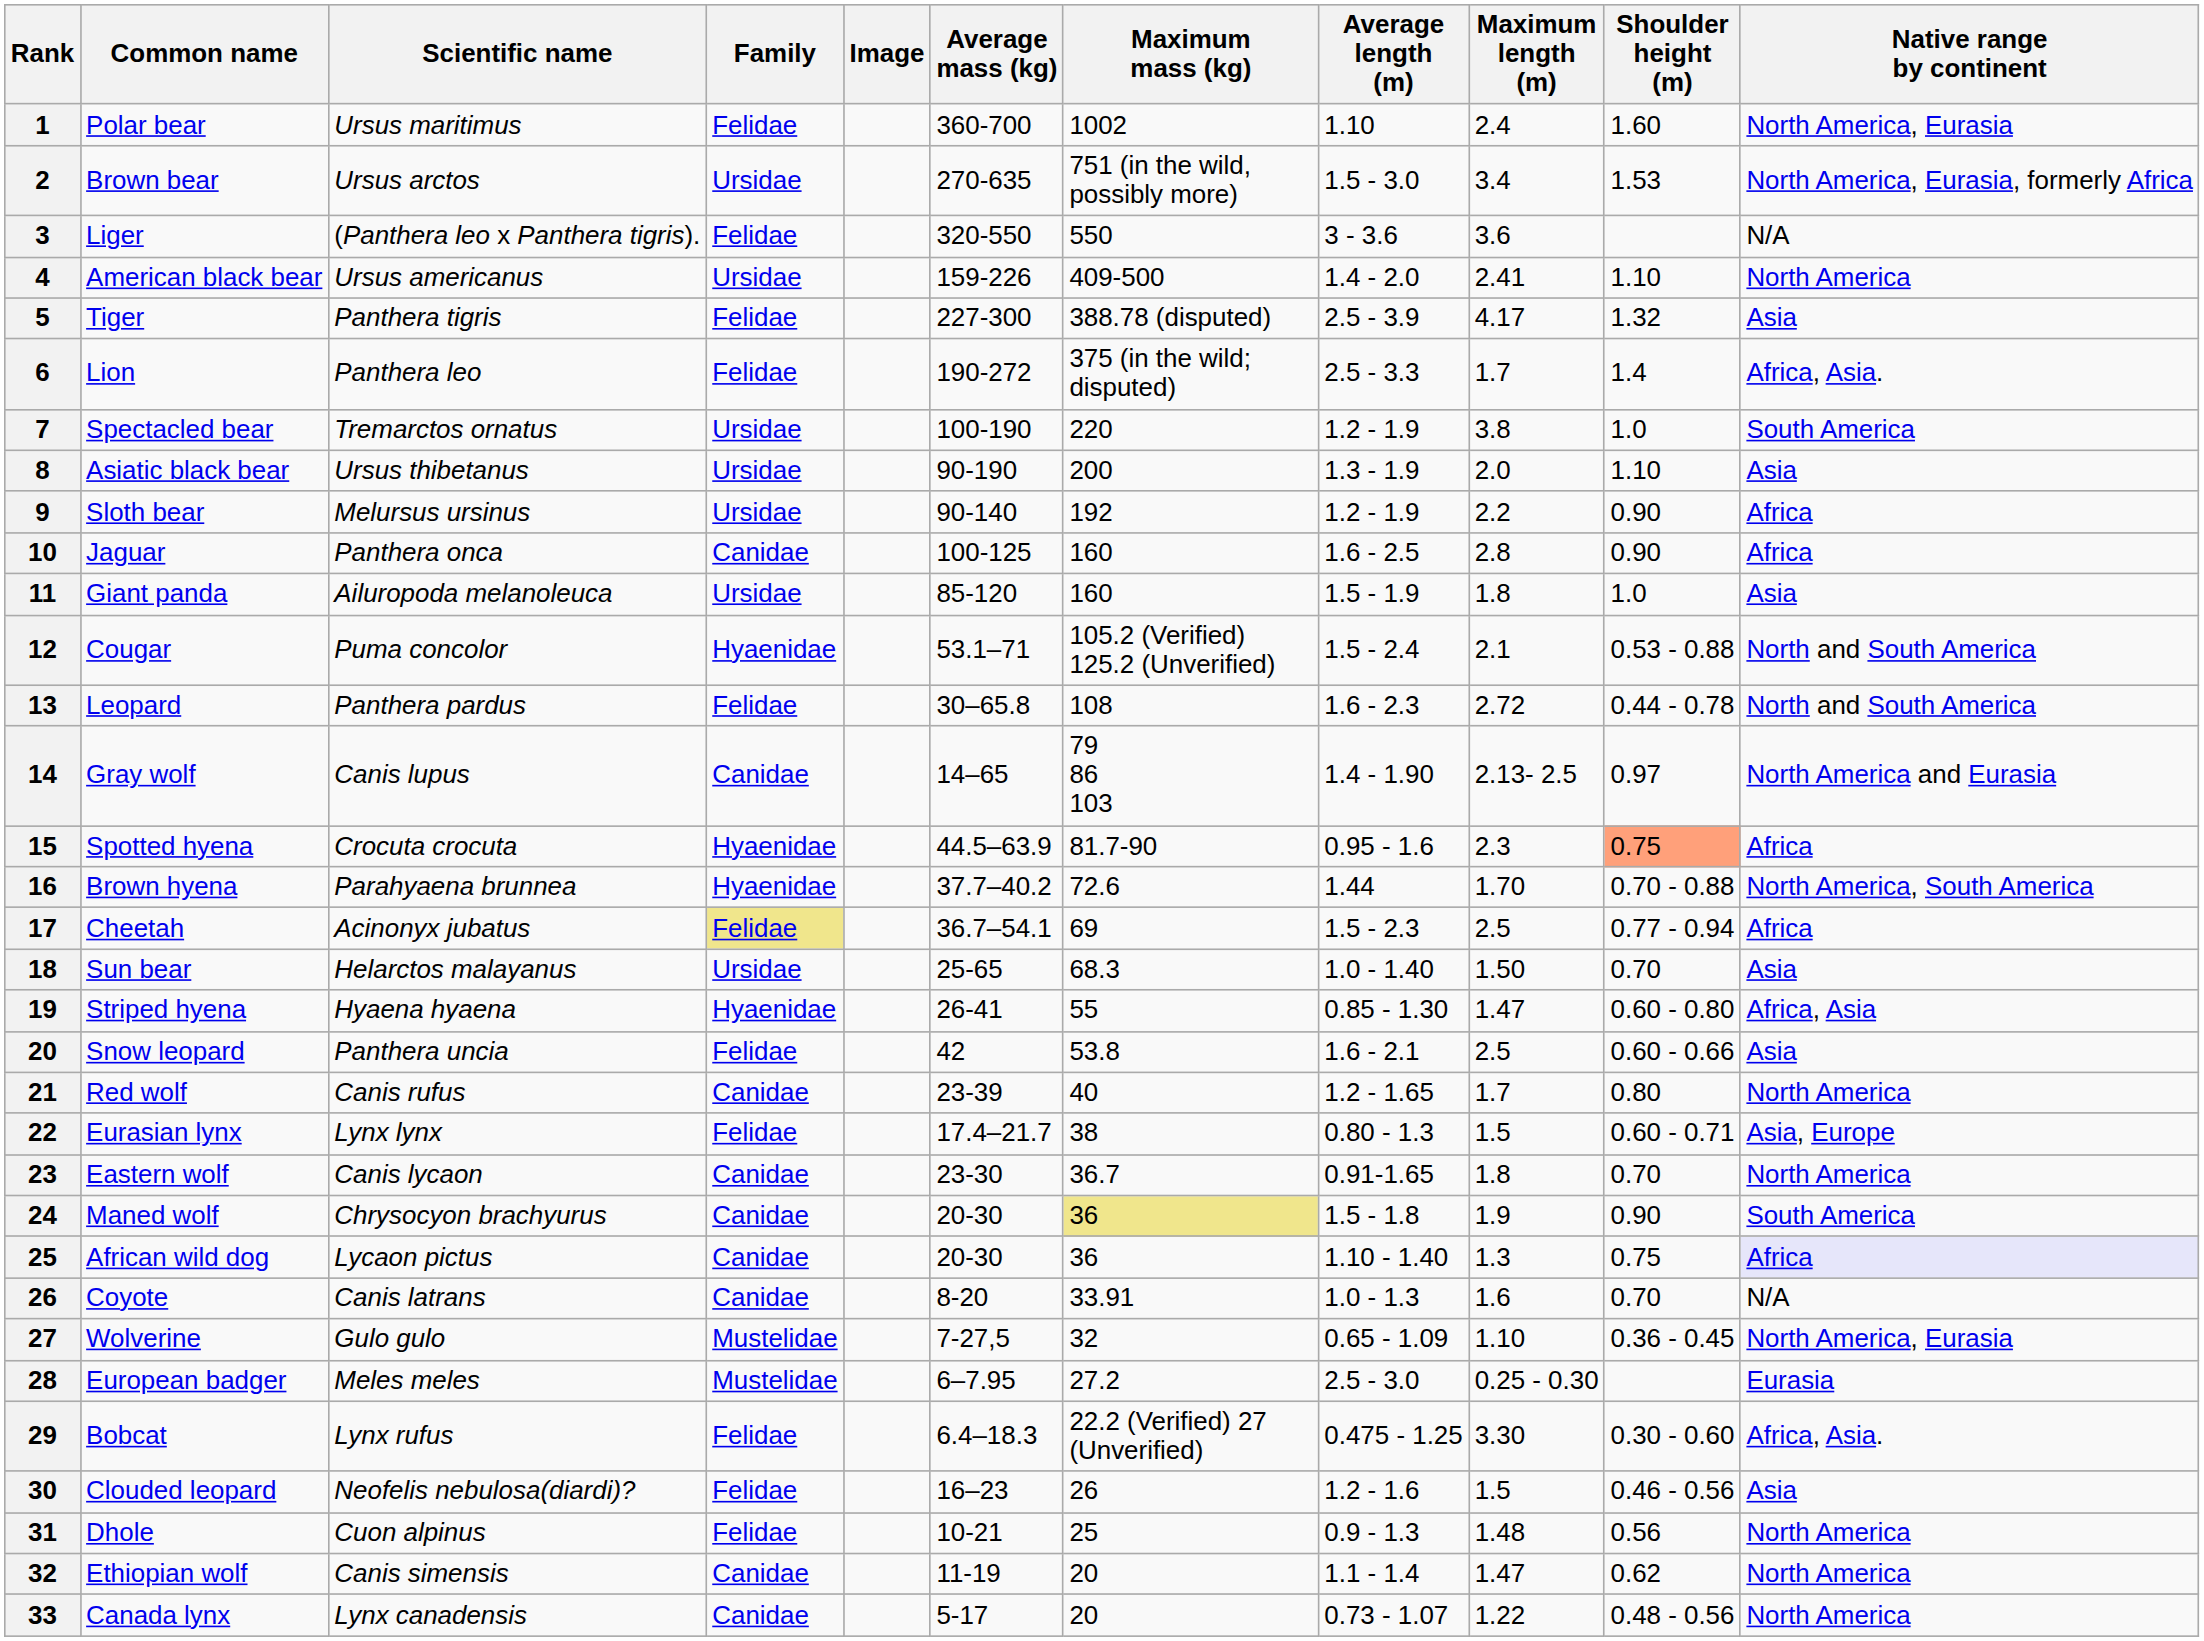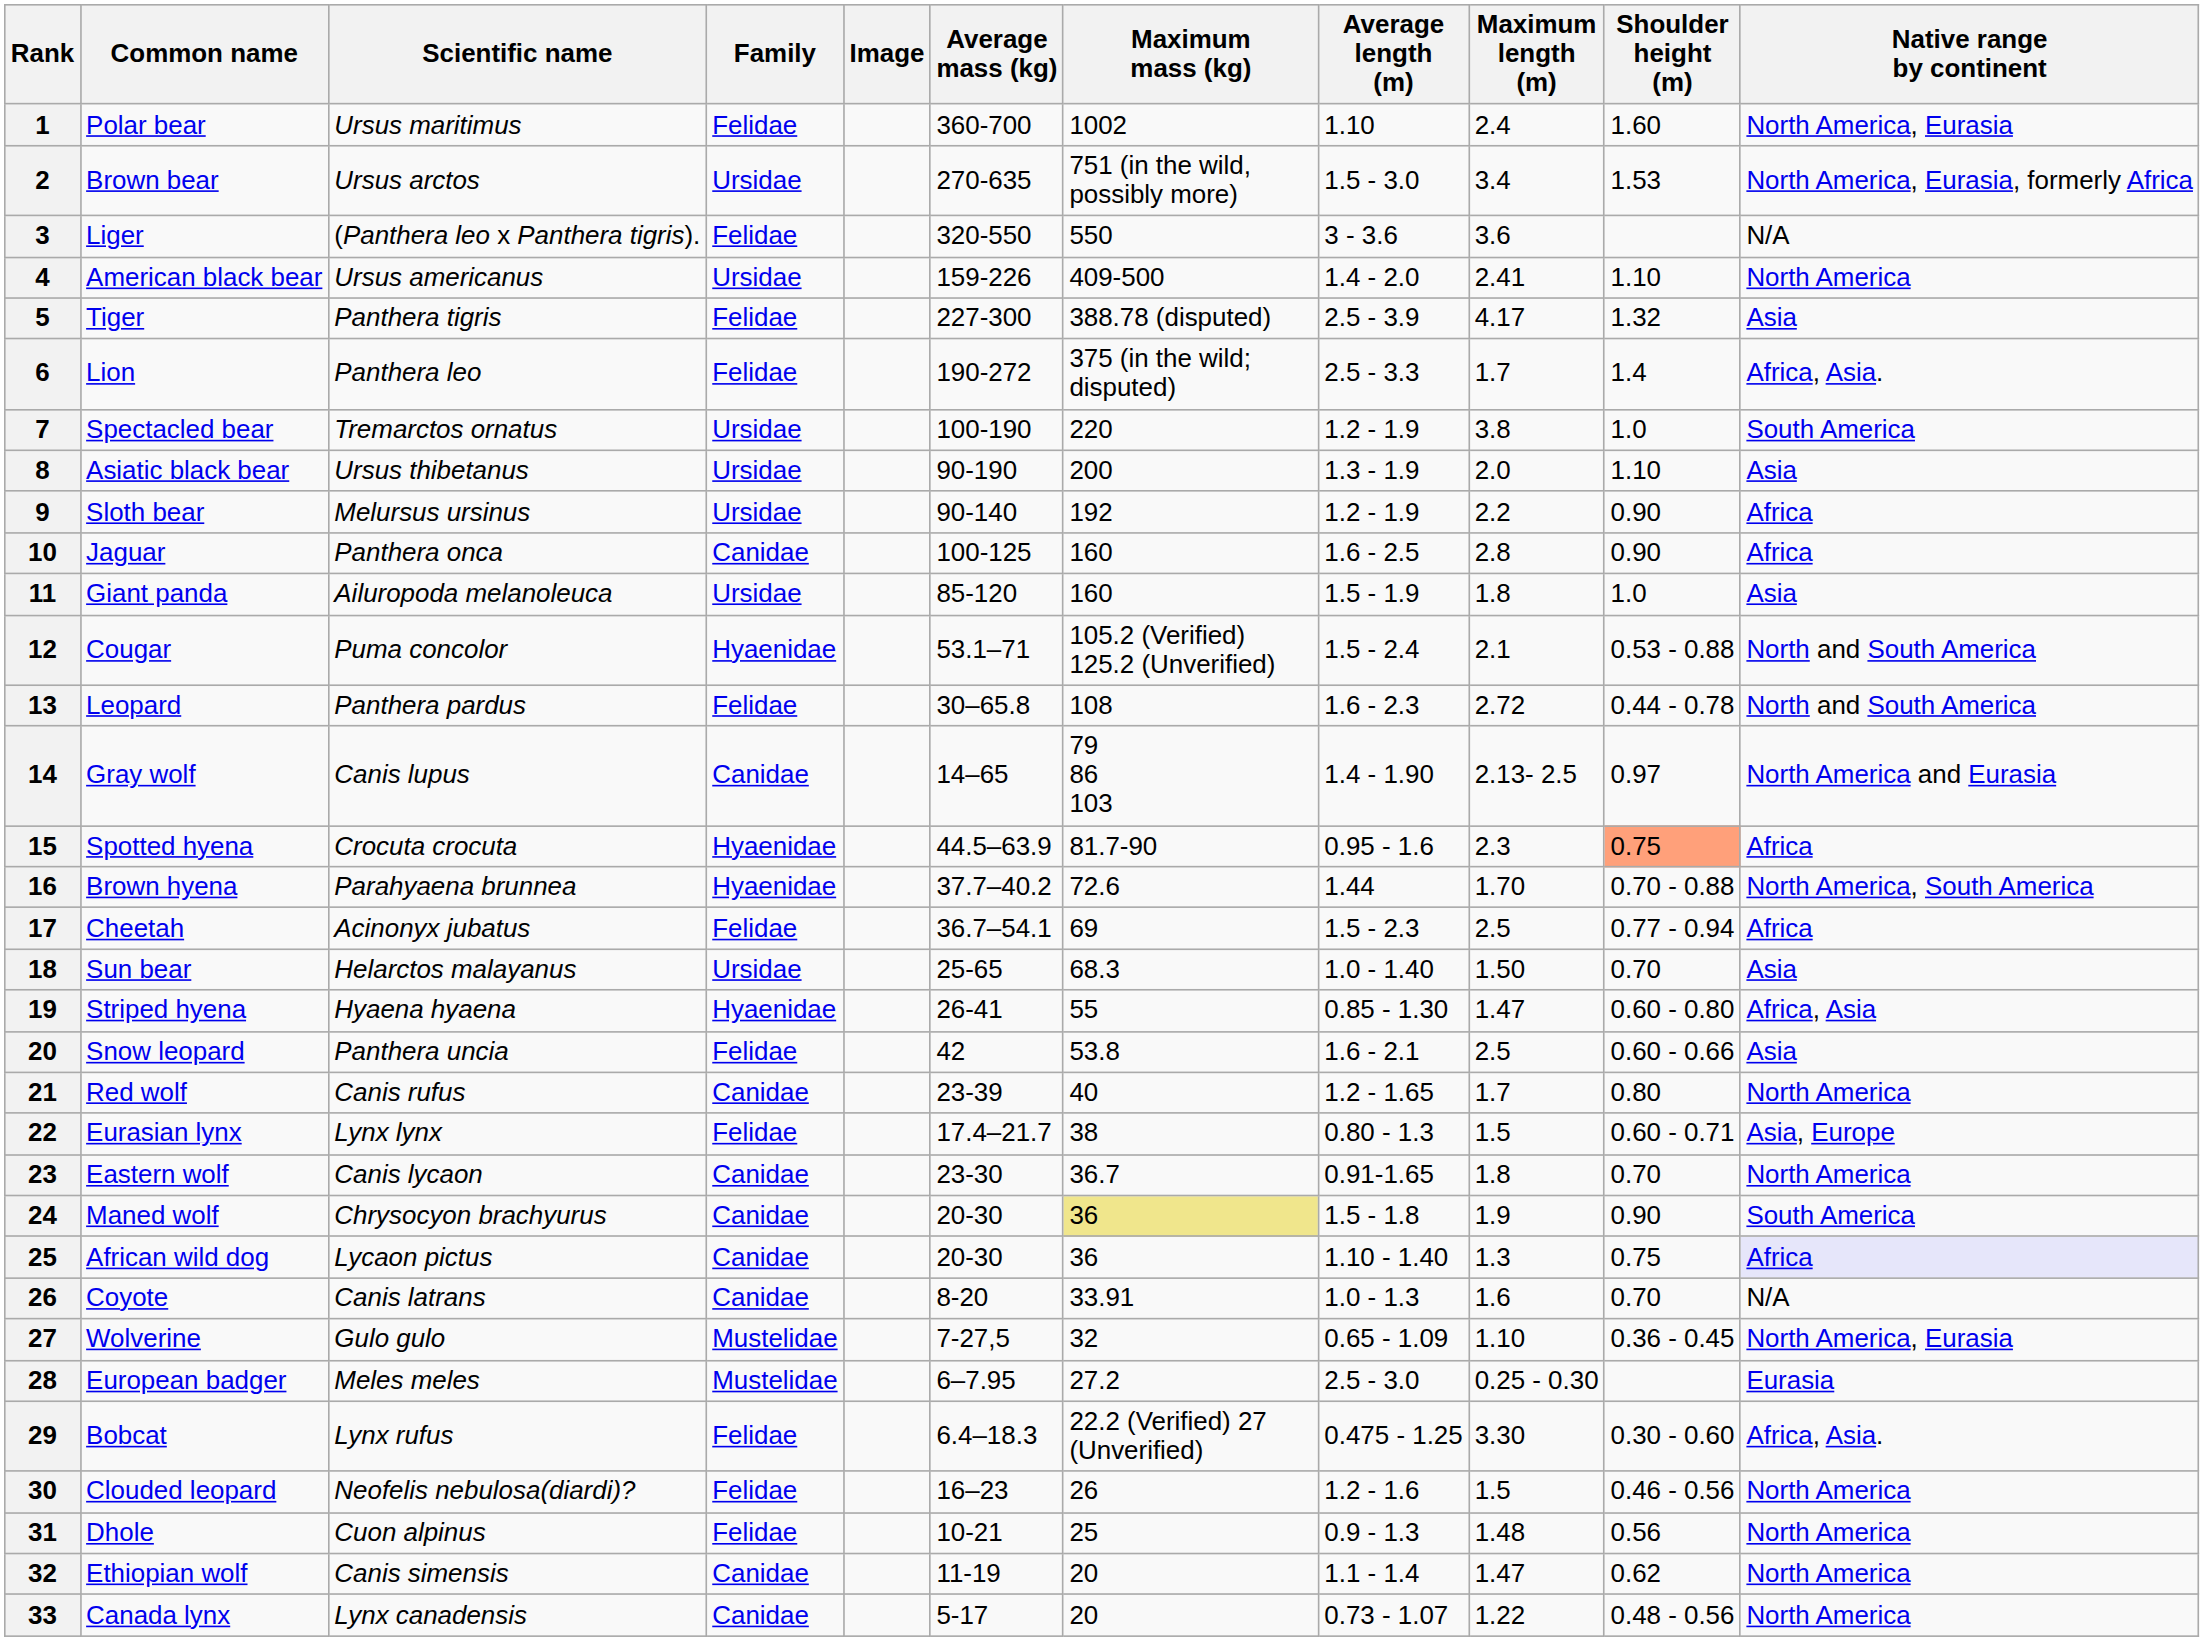(755, 928) khaki background -> (755, 928) no background
(1772, 1491) Asia -> (1828, 1491) North America
